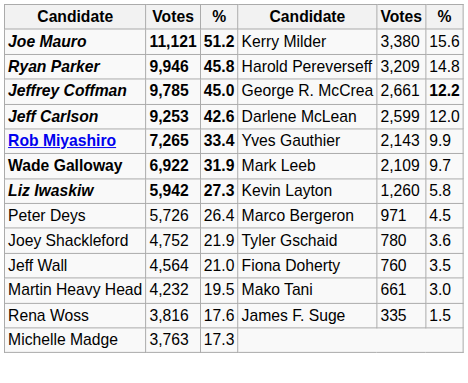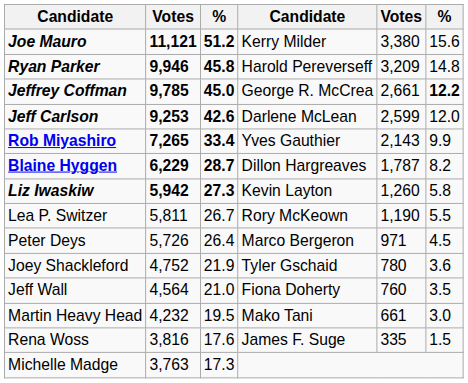- row: (65, 166)
+ row: (63, 166)
+ row: (58, 215)
